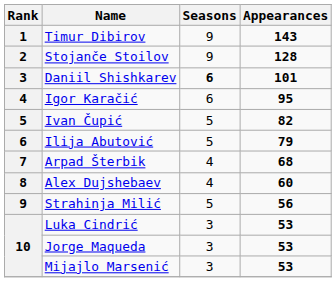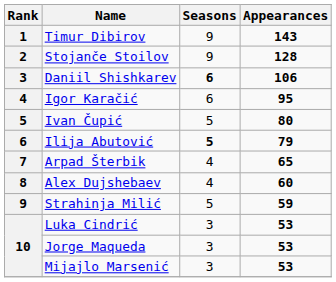(286, 78) 101 -> (286, 78) 106
(286, 120) 82 -> (286, 120) 80
(210, 141) normal -> (210, 141) bold
(286, 162) 68 -> (286, 162) 65
(286, 204) 56 -> (286, 204) 59
